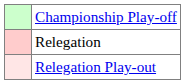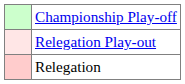rows swapped: (96, 66) <-> (68, 42)
